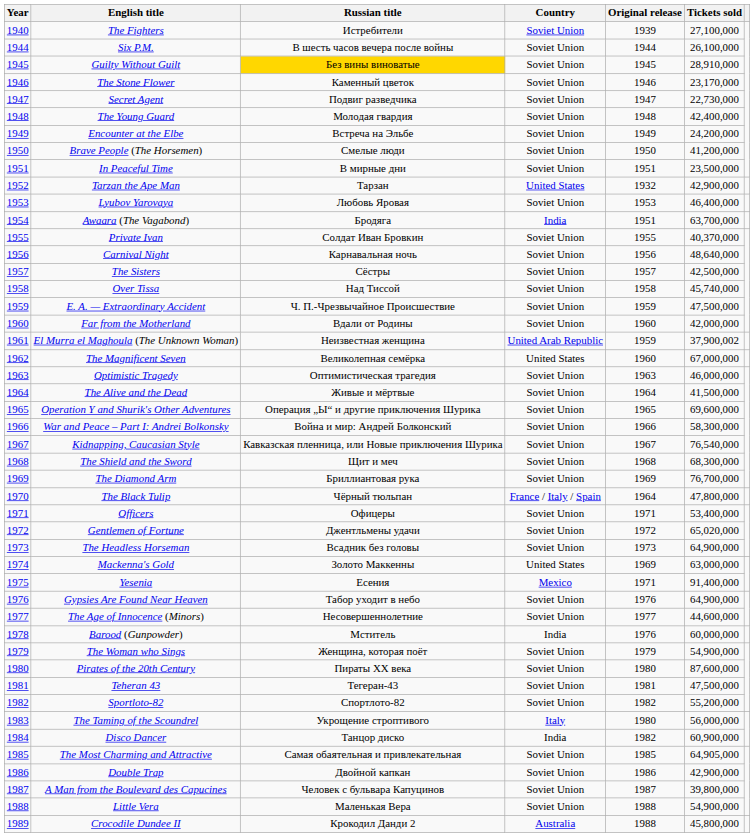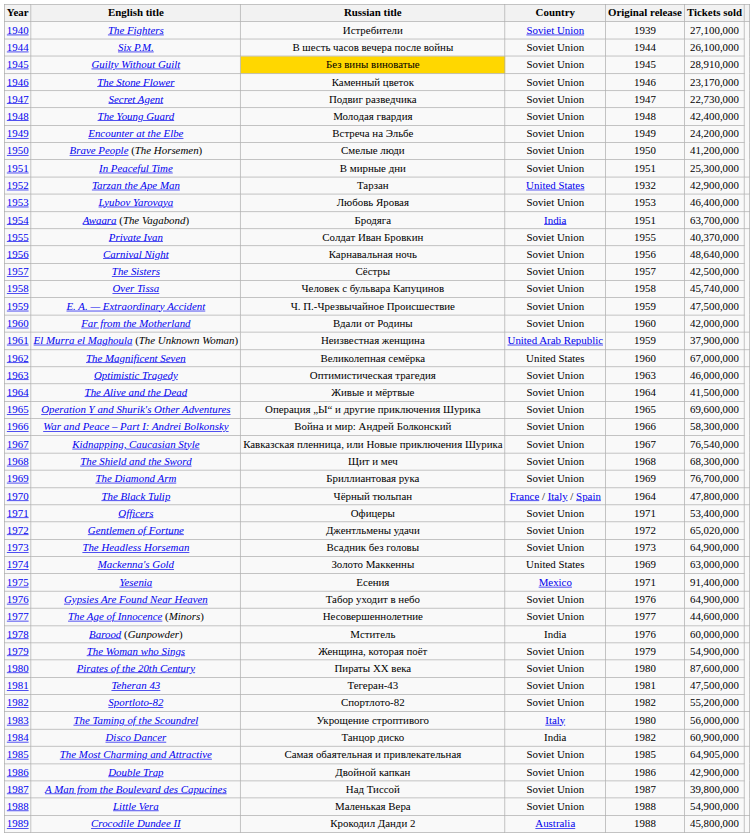(714, 168) 23,500,000 -> (714, 168) 25,300,000
(373, 289) Над Тиссой -> (373, 289) Человек с бульвара Капуцинов
(714, 340) 37,900,002 -> (714, 340) 37,900,000
(373, 789) Человек с бульвара Капуцинов -> (373, 789) Над Тиссой
